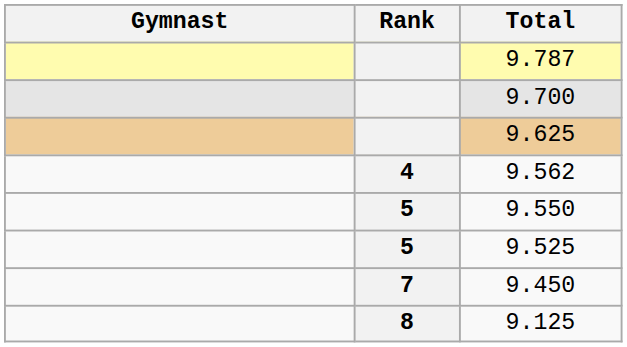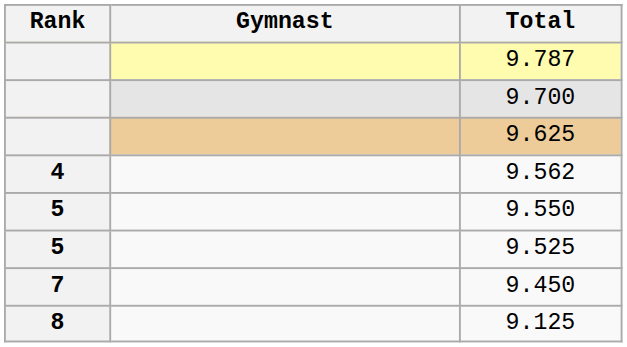columns swapped: (407, 24) <-> (180, 24)
